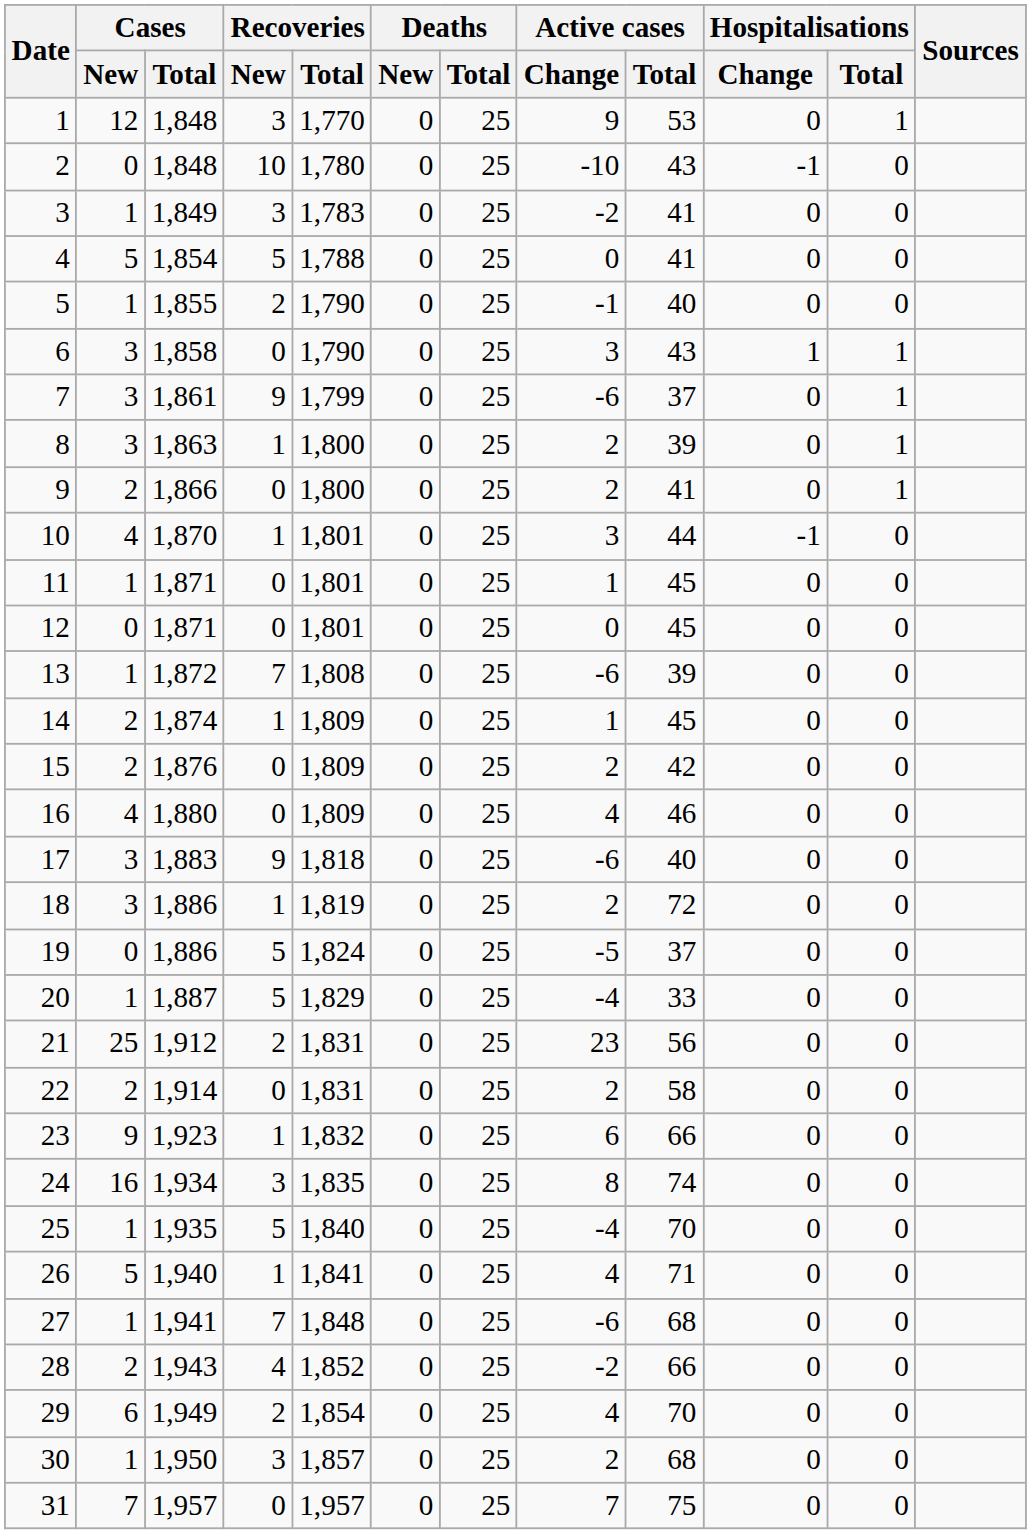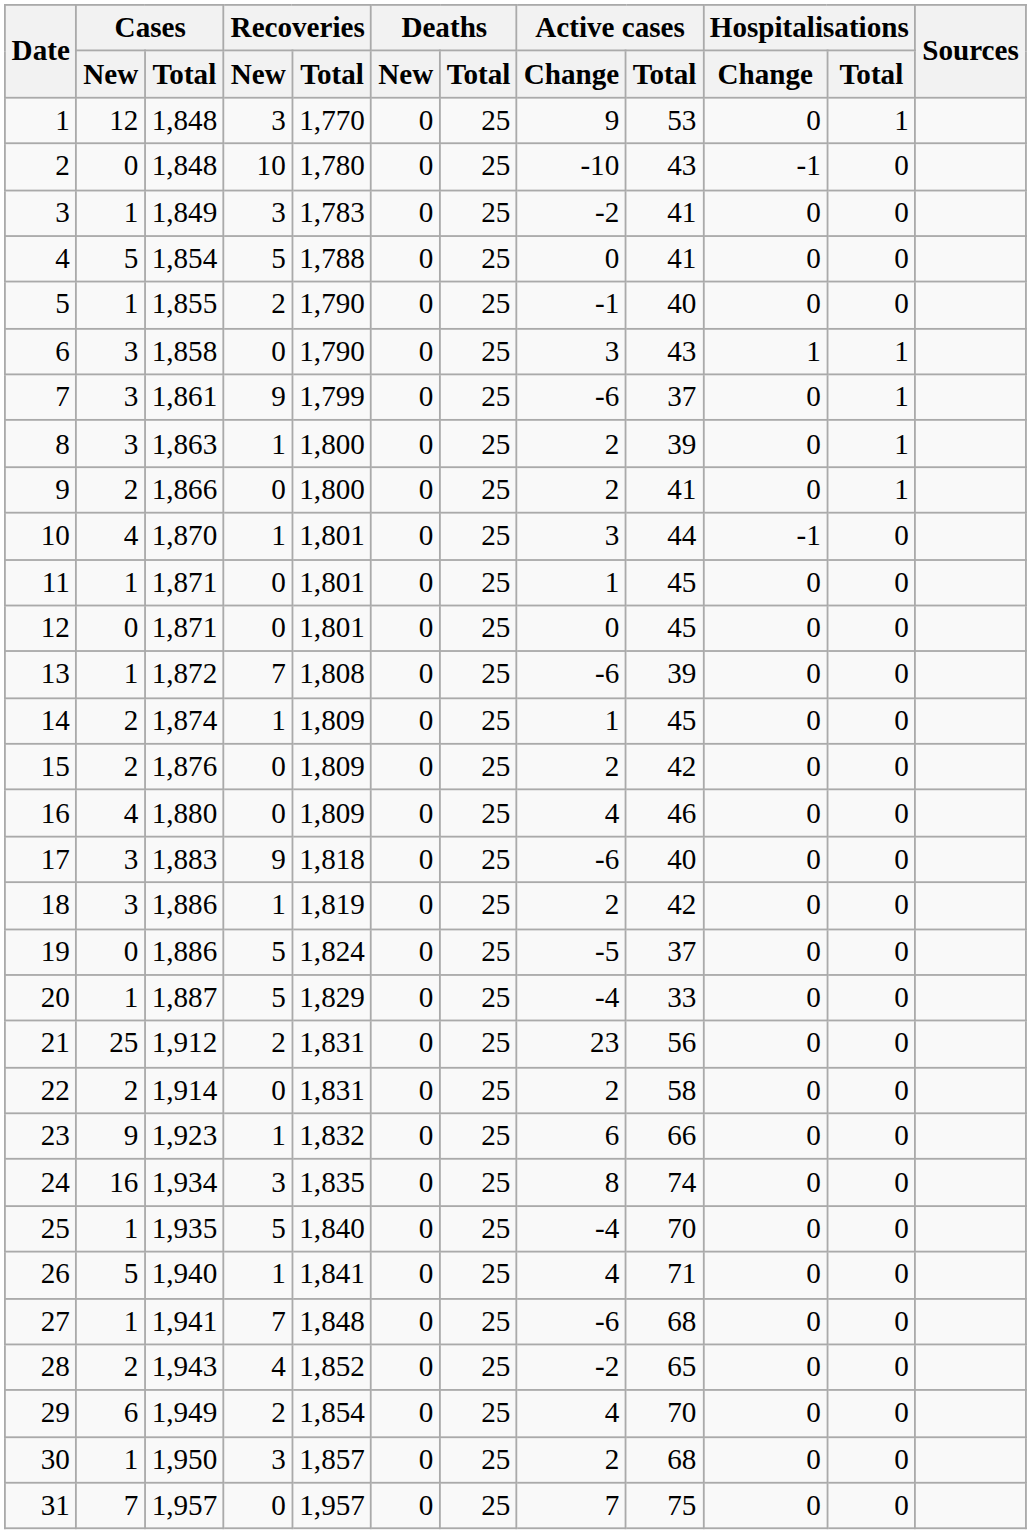(682, 905) 72 -> (682, 905) 42
(682, 1366) 66 -> (682, 1366) 65
